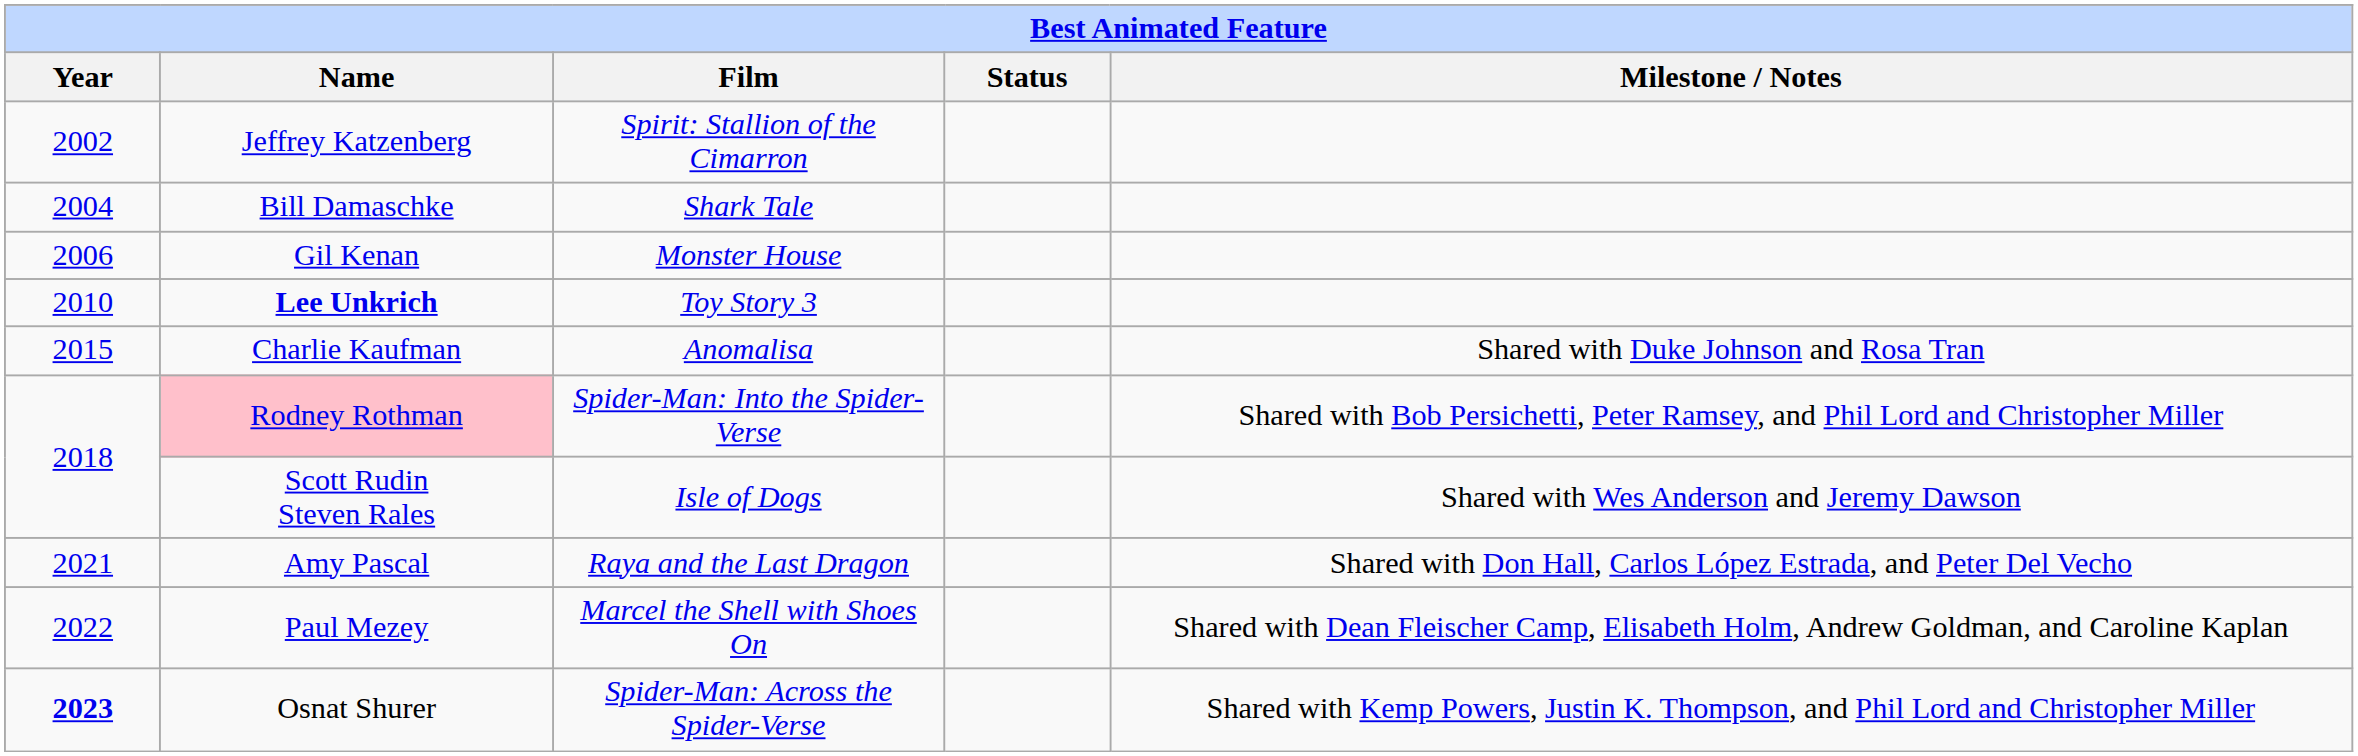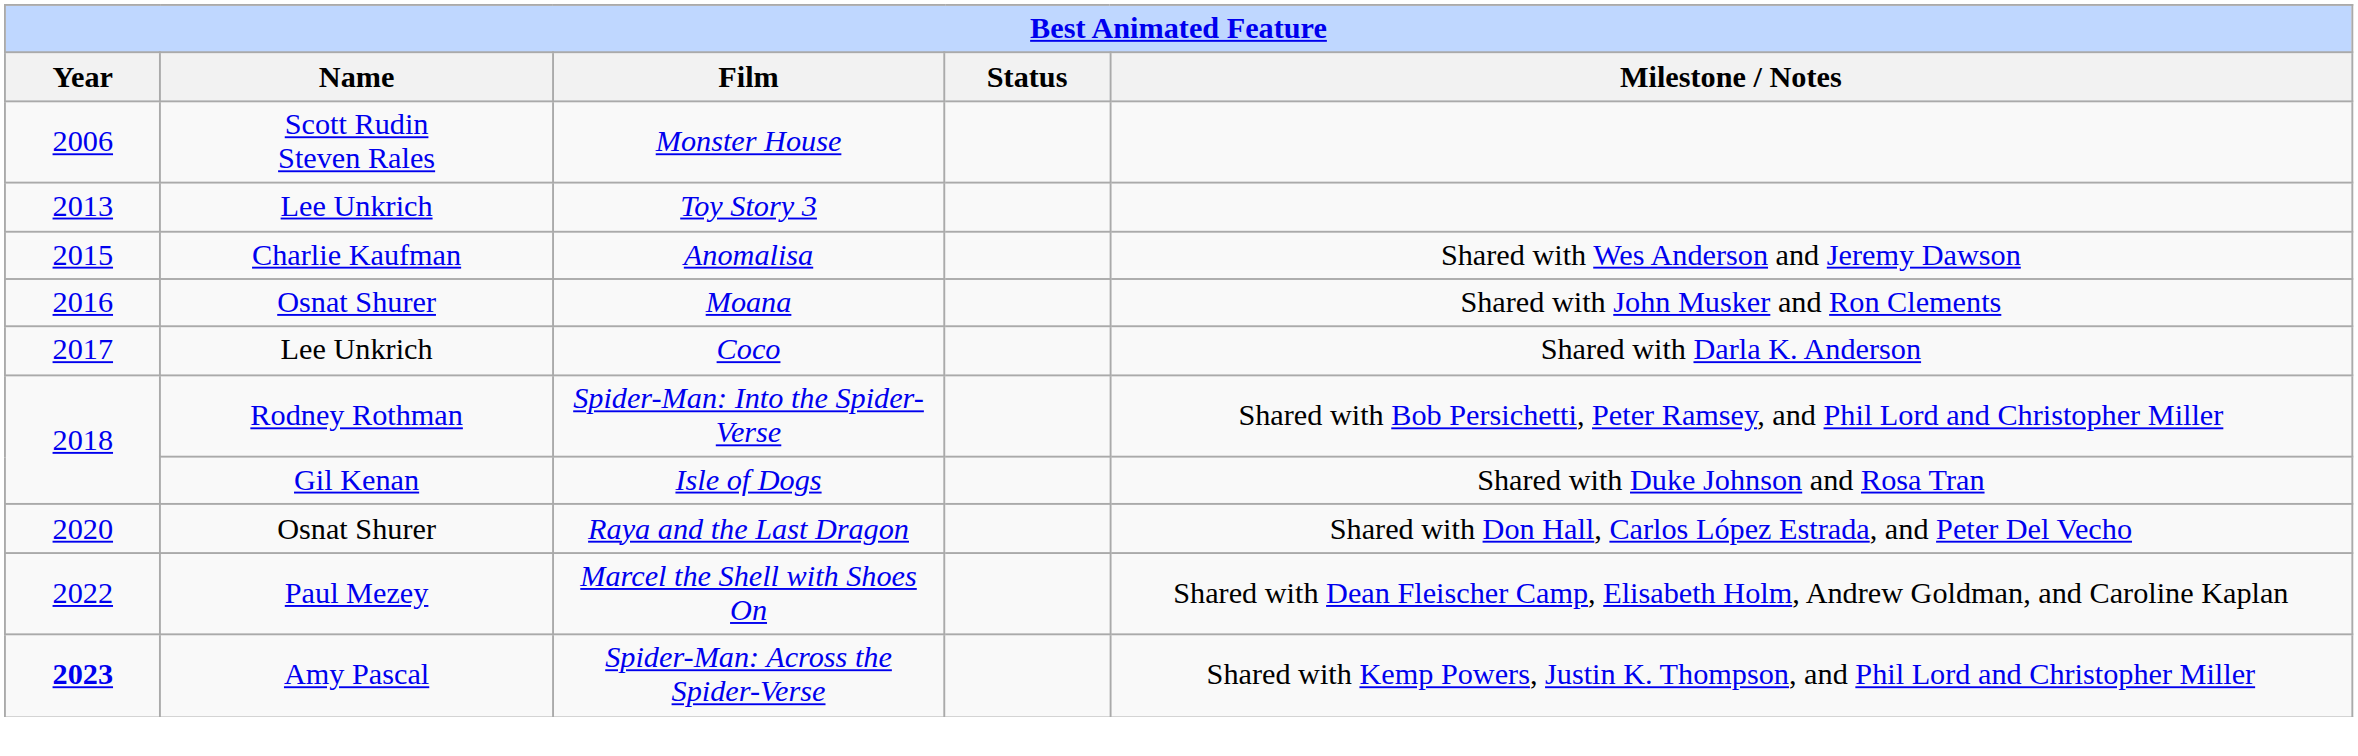- row: (749, 141)
- row: (749, 206)
(357, 254) Gil Kenan -> (357, 141) Scott Rudin Steven Rales
(83, 302) 2010 -> (83, 206) 2013
(357, 302) bold -> (357, 206) normal
(1731, 350) Shared with Duke Johnson and Rosa Tran -> (1731, 254) Shared with Wes Anderson and Jeremy Dawson
+ row: (749, 302)
+ row: (749, 350)
(357, 415) pink background -> (357, 415) no background
(357, 497) Scott Rudin Steven Rales -> (357, 480) Gil Kenan
(1731, 497) Shared with Wes Anderson and Jeremy Dawson -> (1731, 480) Shared with Duke Johnson and Rosa Tran
(83, 562) 2021 -> (83, 528) 2020
(357, 562) Amy Pascal -> (357, 528) Osnat Shurer
(357, 709) Osnat Shurer -> (357, 675) Amy Pascal
